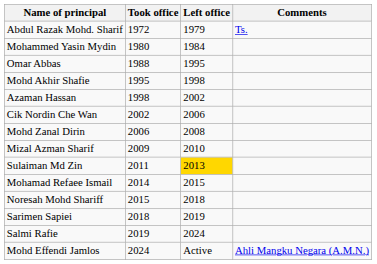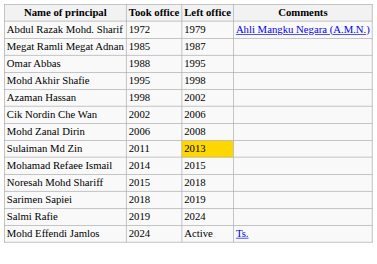(241, 30) Ts. -> (303, 30) Ahli Mangku Negara (A.M.N.)
- row: (61, 47)
+ row: (65, 47)
- row: (50, 149)
(302, 251) Ahli Mangku Negara (A.M.N.) -> (242, 234) Ts.
